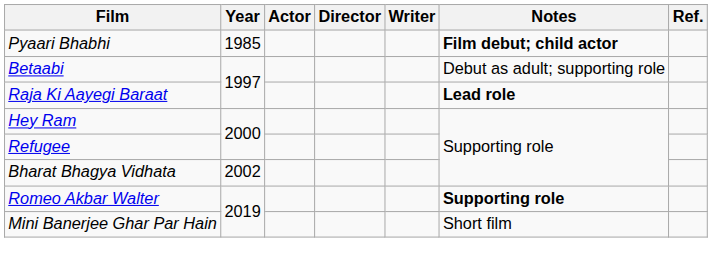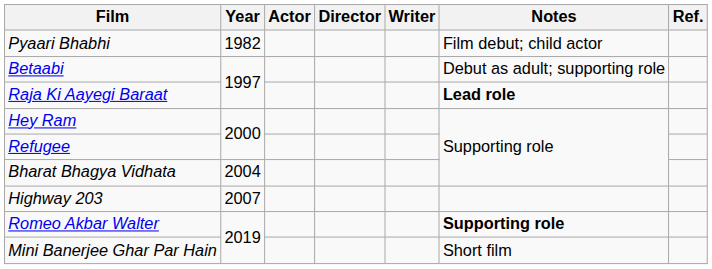(243, 43) 1985 -> (243, 43) 1982
(530, 43) bold -> (523, 43) normal
(243, 172) 2002 -> (243, 172) 2004
+ row: (55, 198)
